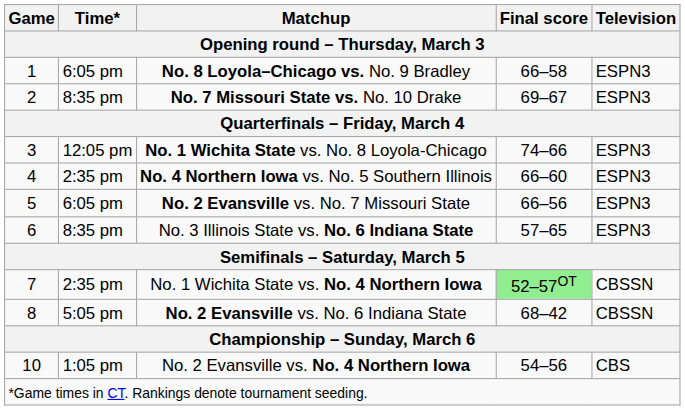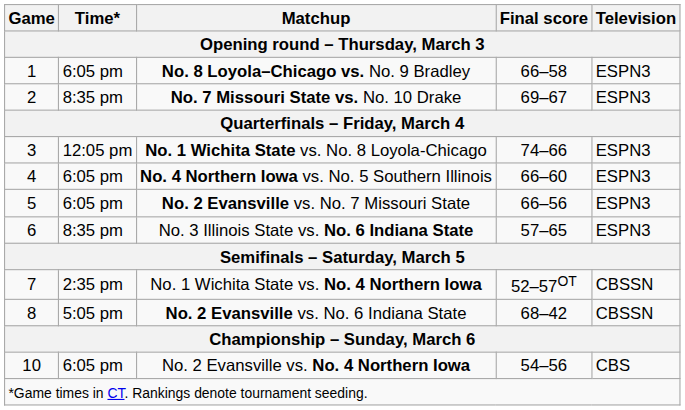(93, 177) 2:35 pm -> (93, 177) 6:05 pm
(544, 284) lightgreen background -> (544, 284) no background
(93, 365) 1:05 pm -> (93, 365) 6:05 pm
